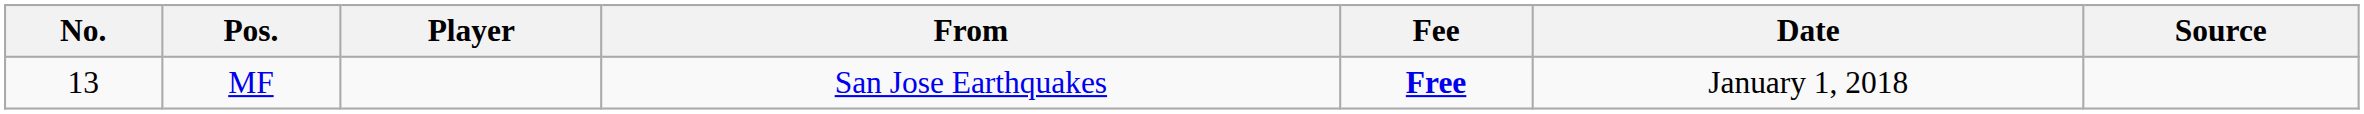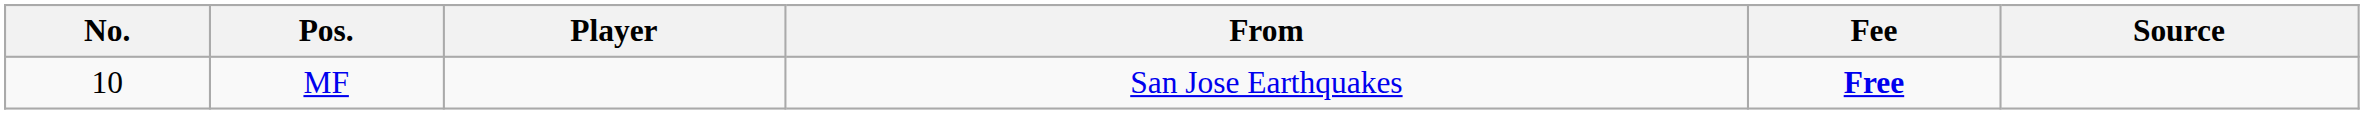- column: (1808, 30)
(83, 82) 13 -> (107, 82) 10
